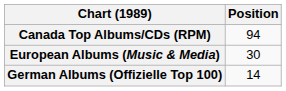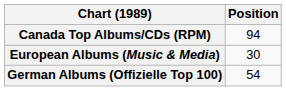(253, 75) 14 -> (253, 75) 54
